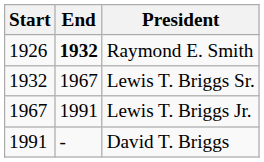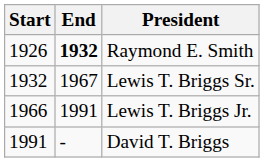(28, 111) 1967 -> (28, 111) 1966
